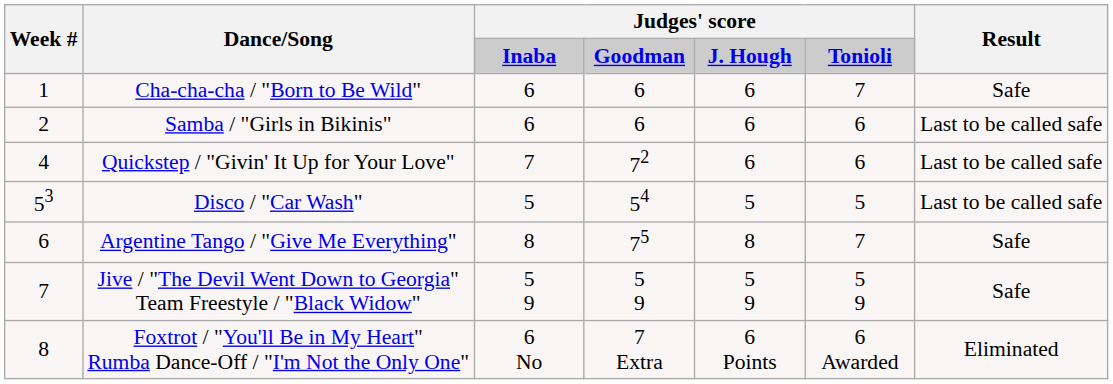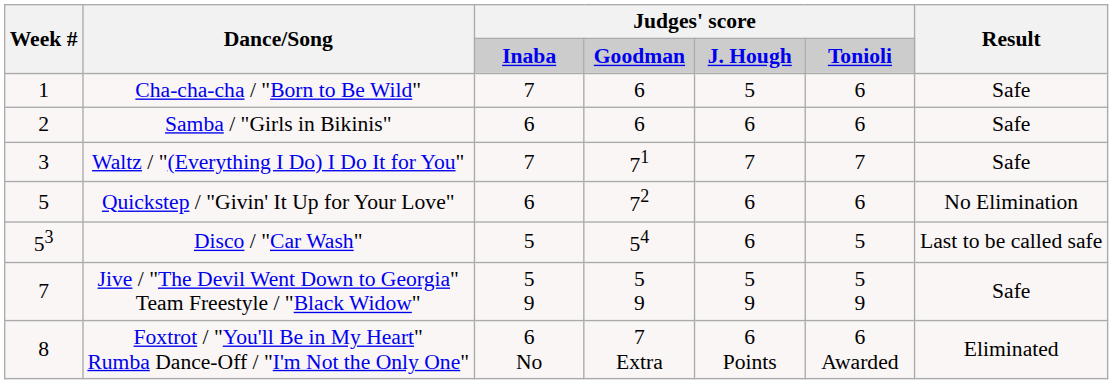(529, 90) 6 -> (529, 90) 7
(750, 90) 6 -> (750, 90) 5
(860, 90) 7 -> (860, 90) 6
(1011, 124) Last to be called safe -> (1011, 124) Safe
+ row: (278, 161)
(44, 161) 4 -> (44, 201) 5
(529, 161) 7 -> (529, 201) 6
(1011, 161) Last to be called safe -> (1011, 201) No Elimination
(750, 201) 5 -> (750, 241) 6
- row: (278, 241)
